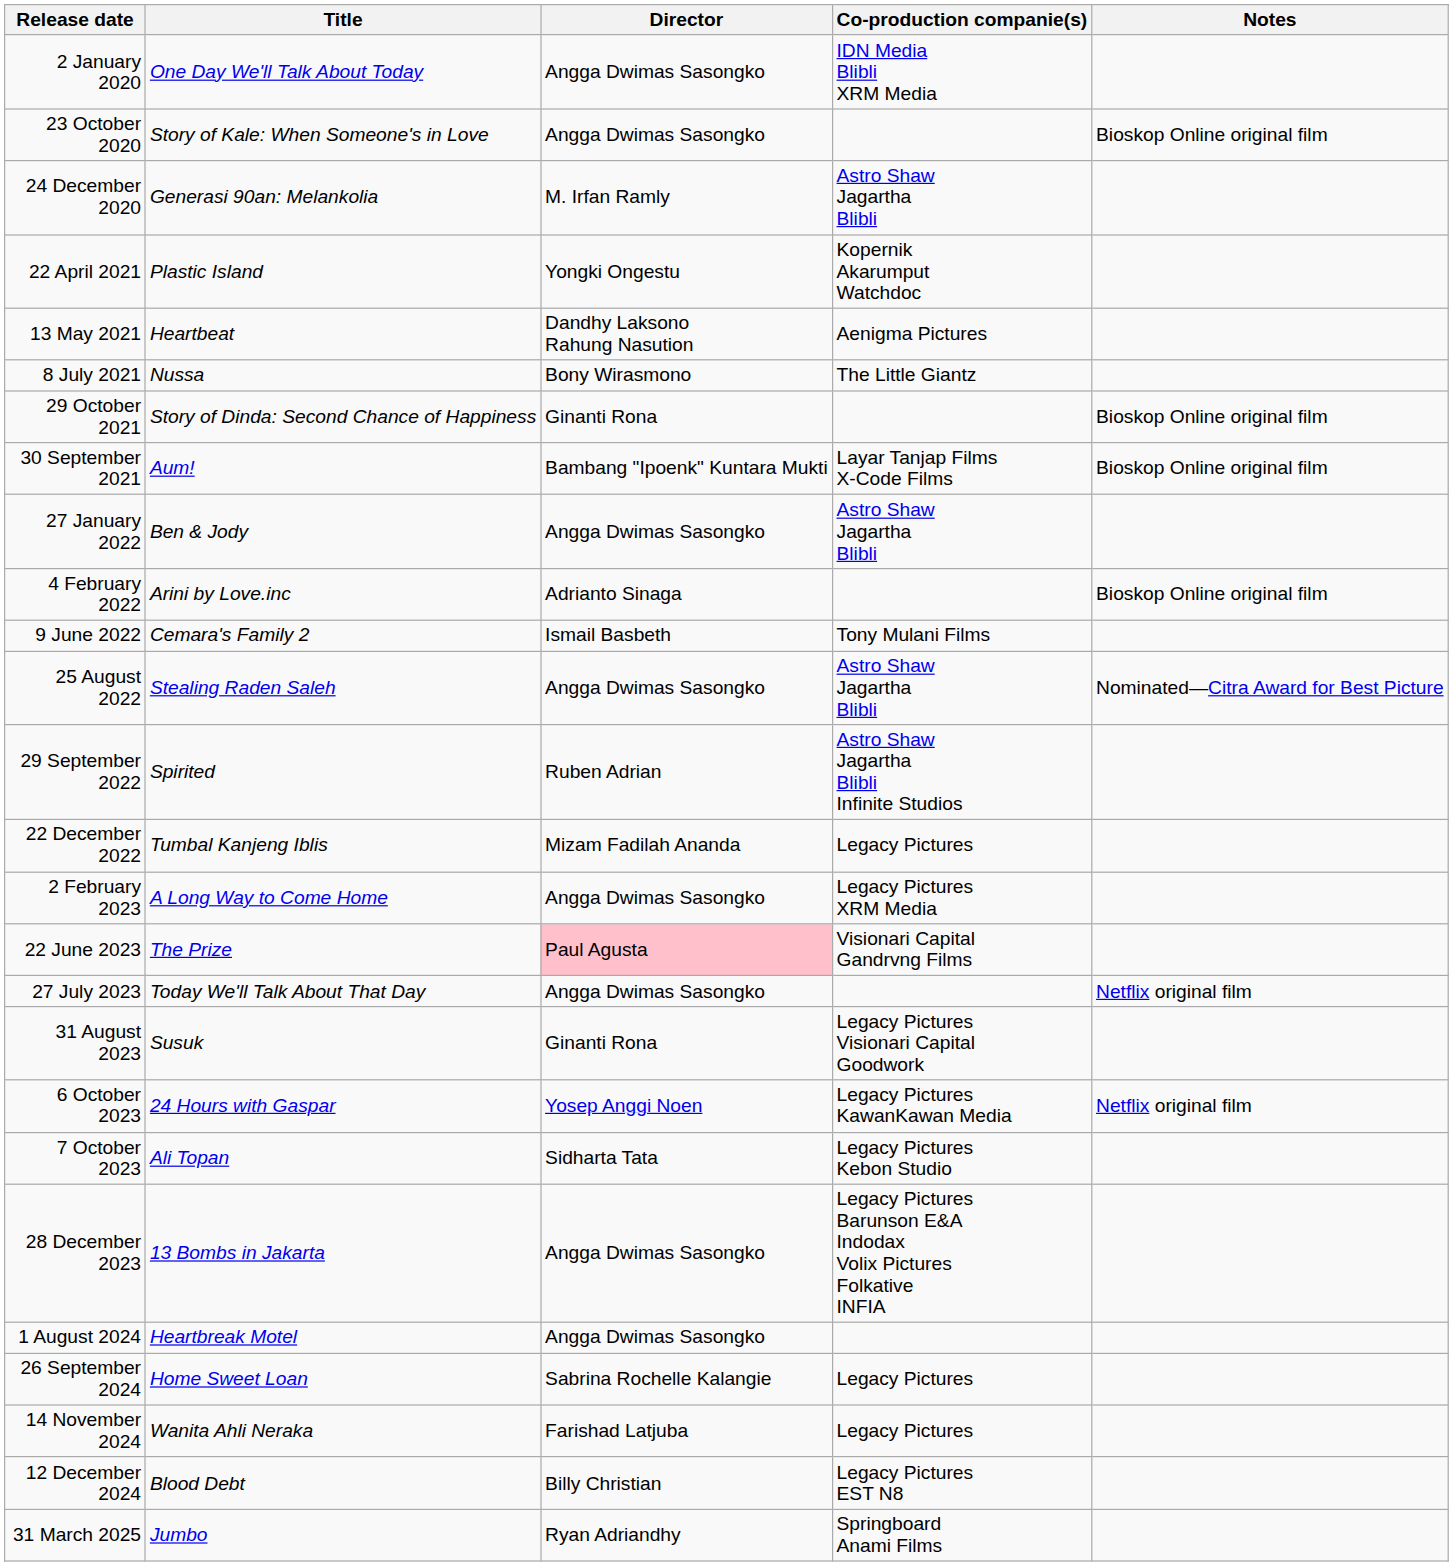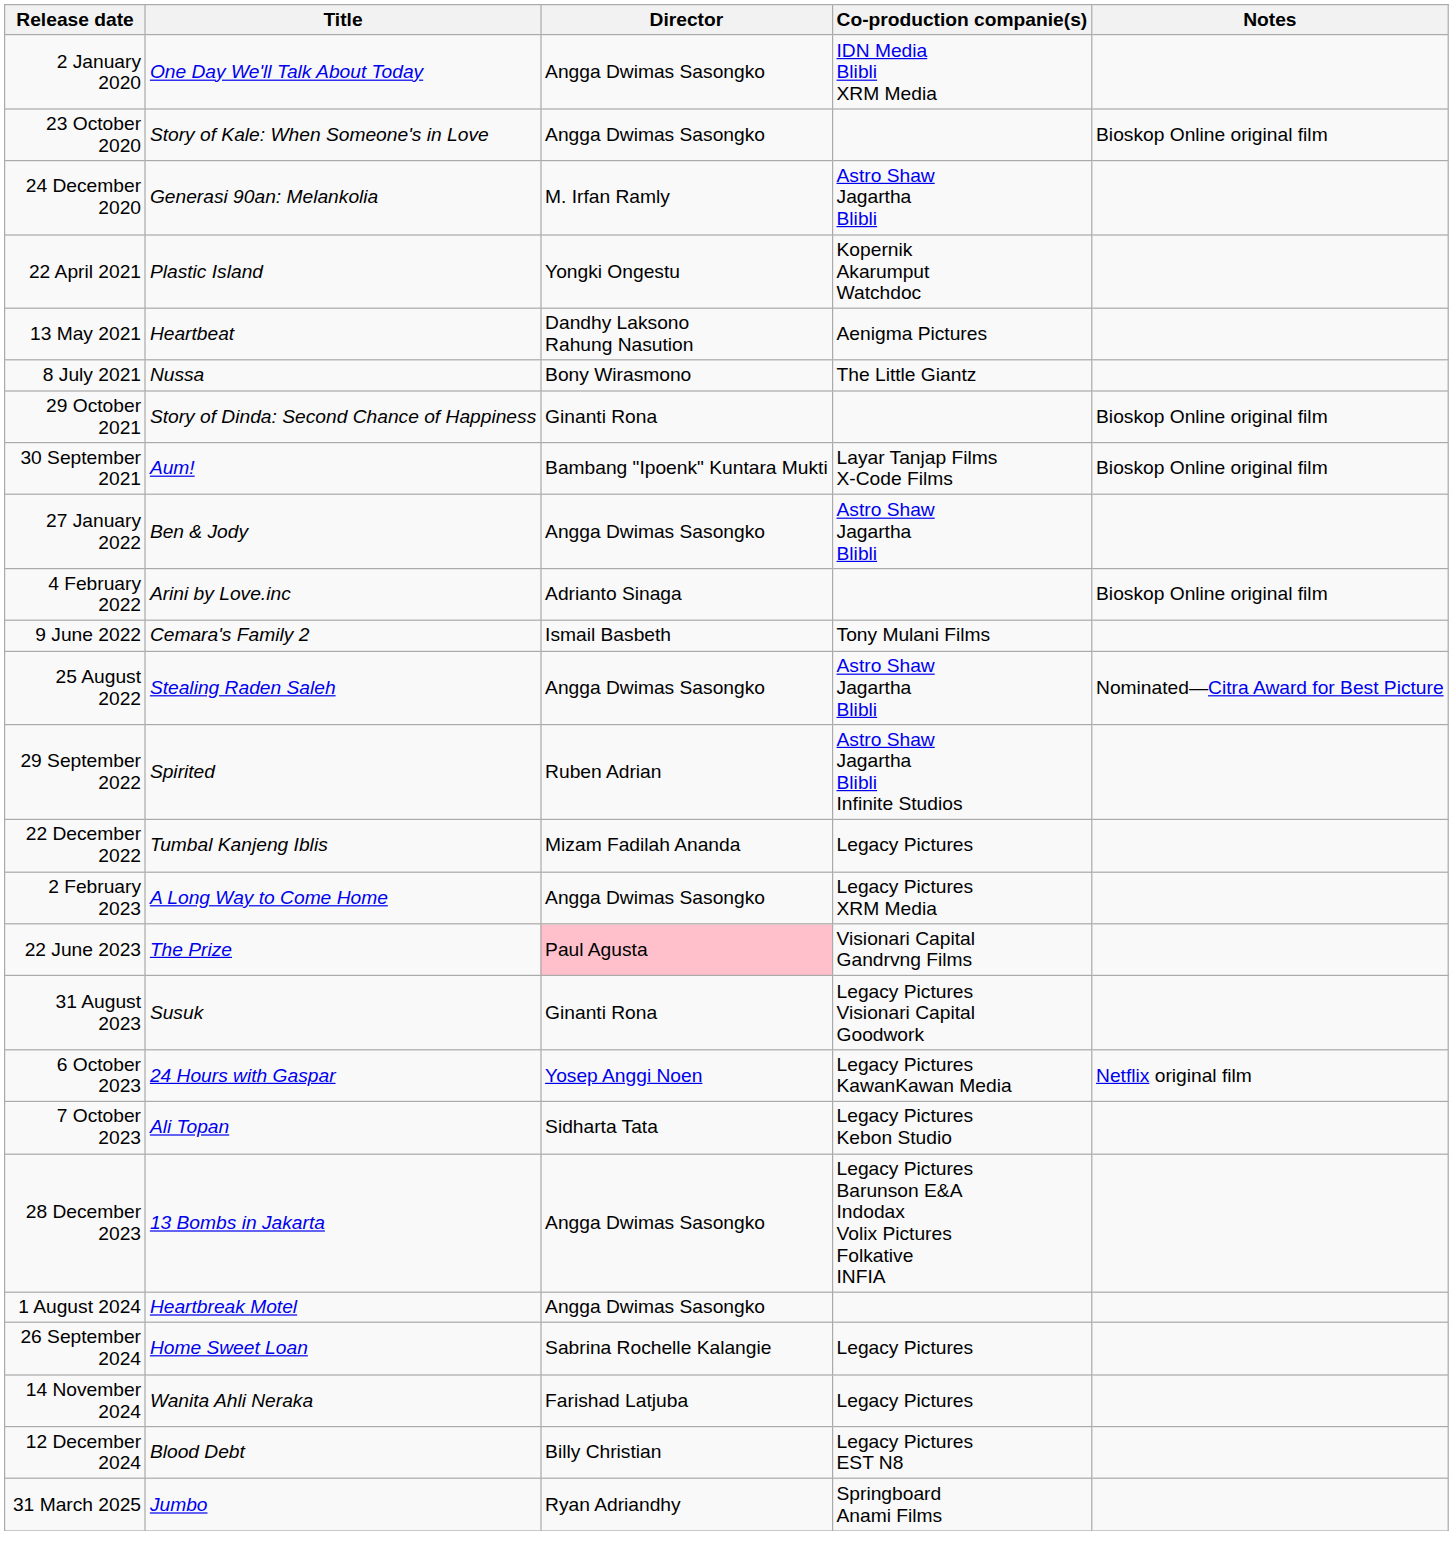- row: (87, 990)
